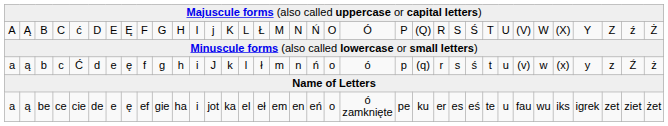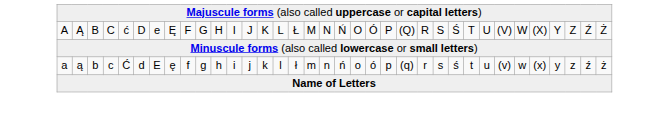(114, 30) E -> (157, 30) e
(213, 30) j -> (250, 30) J
(633, 30) ź -> (588, 30) Ź
(114, 65) e -> (157, 65) E
(213, 65) J -> (250, 65) j
(633, 65) Ź -> (588, 65) ź
- row: (44, 107)
